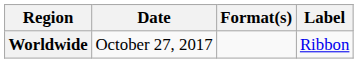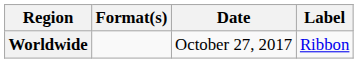columns swapped: (154, 17) <-> (256, 17)
